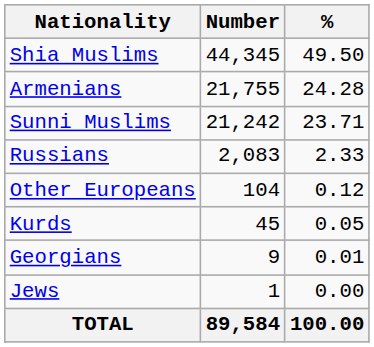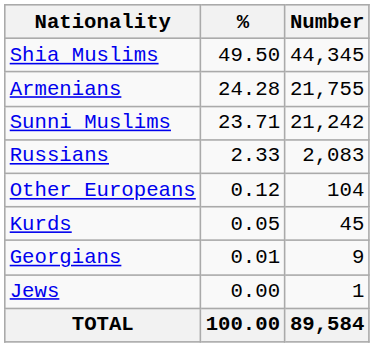columns swapped: (243, 22) <-> (327, 22)
